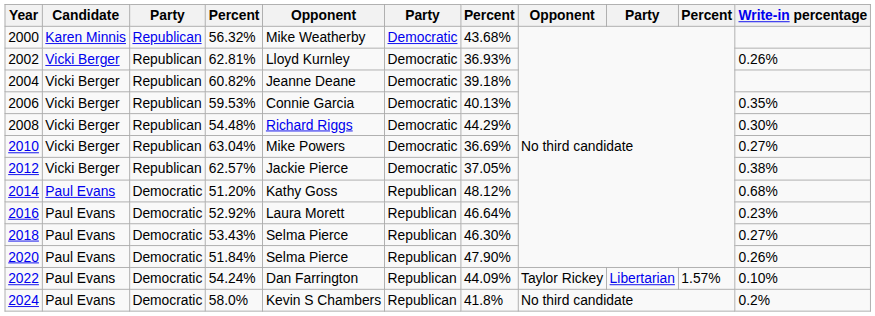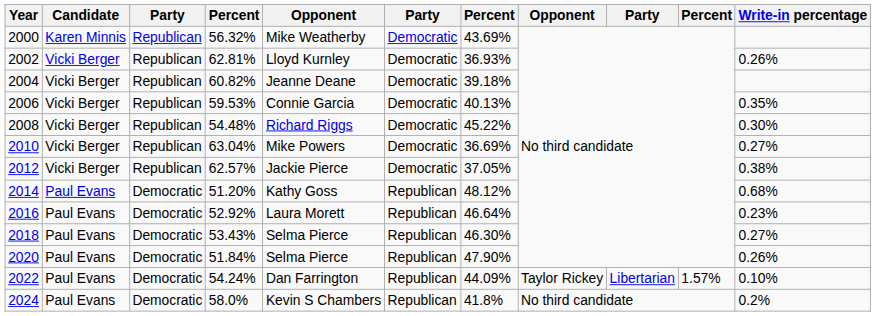(487, 37) 43.68% -> (487, 37) 43.69%
(487, 125) 44.29% -> (487, 125) 45.22%
